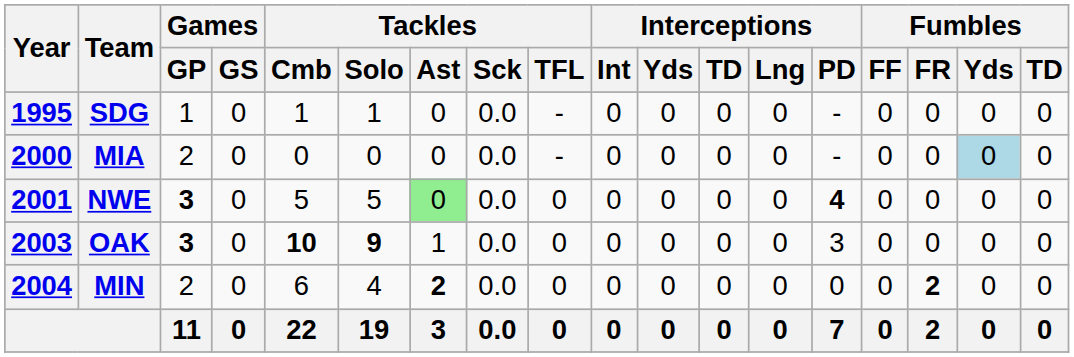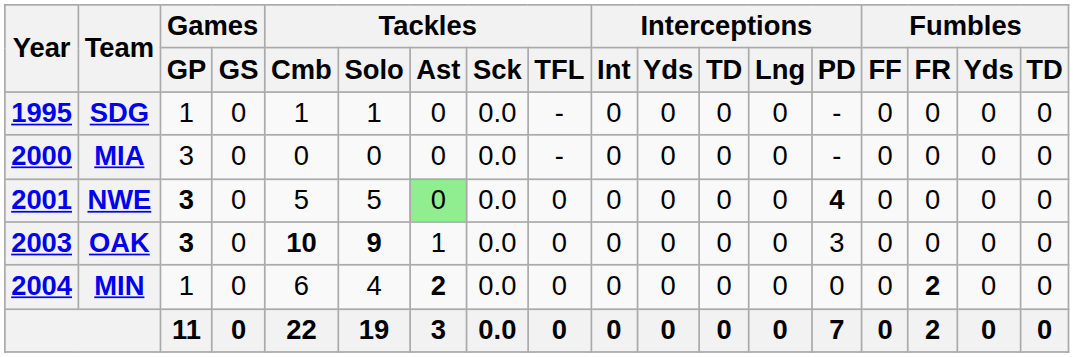(186, 156) 2 -> (186, 156) 3
(989, 156) lightblue background -> (989, 156) no background
(186, 286) 2 -> (186, 286) 1
